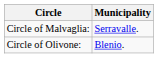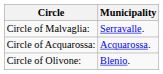+ row: (51, 45)
